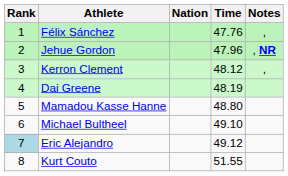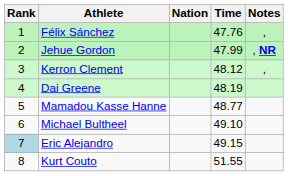(228, 50) 47.96 -> (228, 50) 47.99
(228, 106) 48.80 -> (228, 106) 48.77
(228, 143) 49.12 -> (228, 143) 49.15
